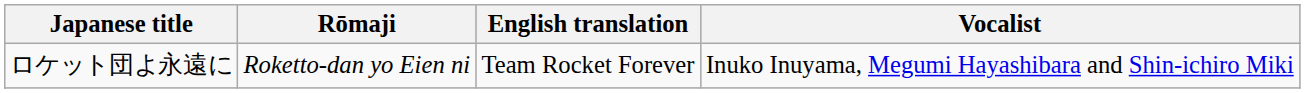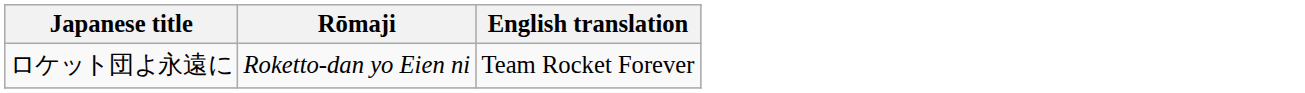- column: (1000, 24)
